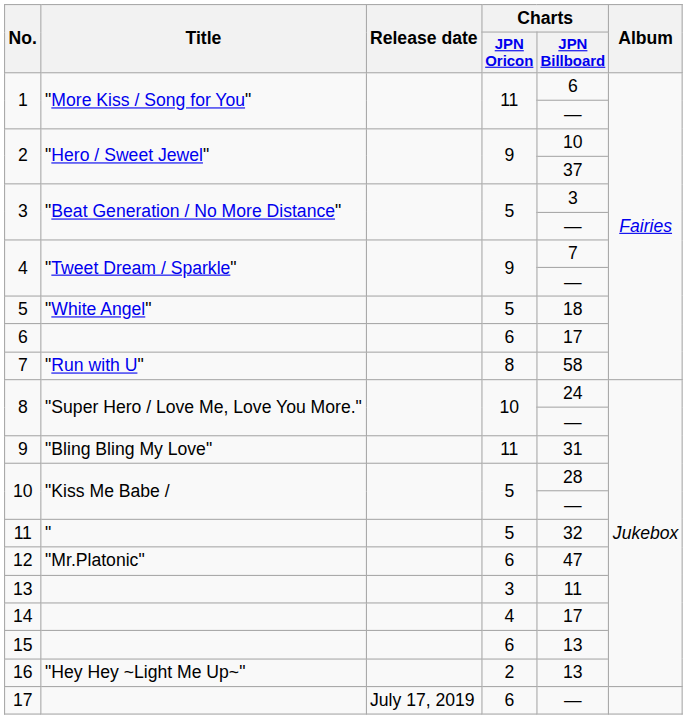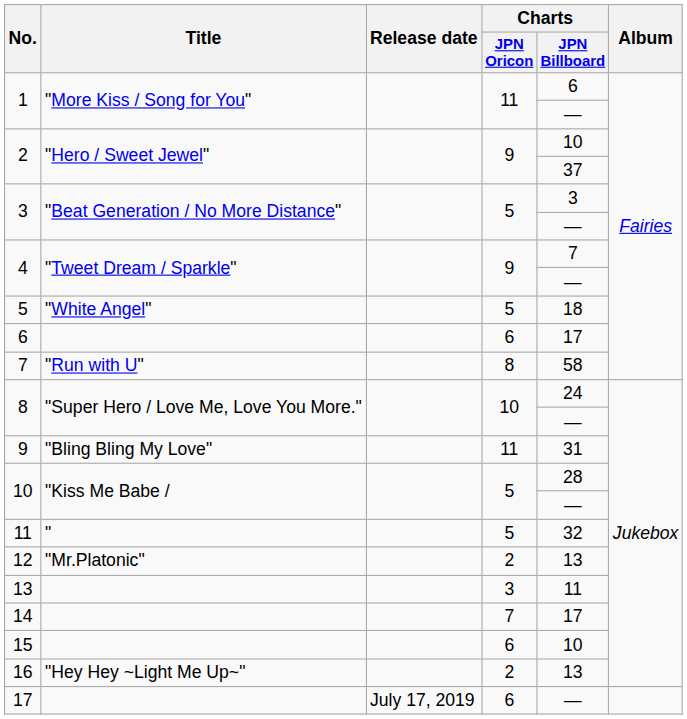(509, 560) 6 -> (509, 560) 2
(573, 560) 47 -> (573, 560) 13
(509, 616) 4 -> (509, 616) 7
(573, 644) 13 -> (573, 644) 10
